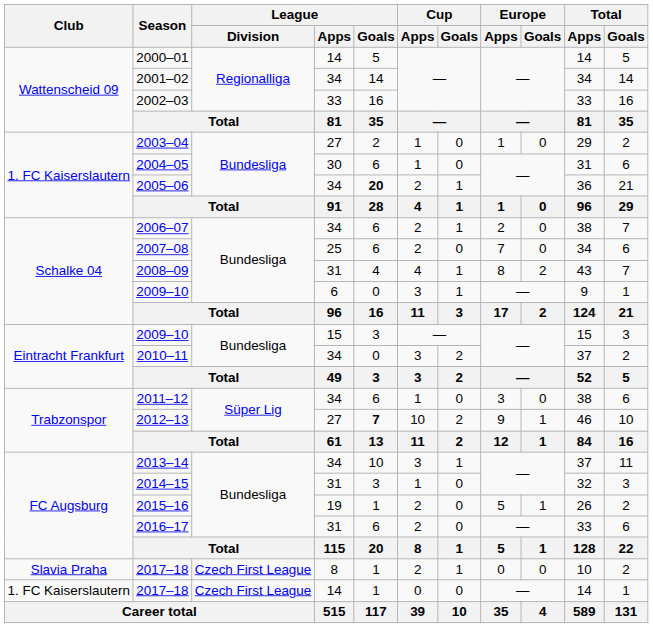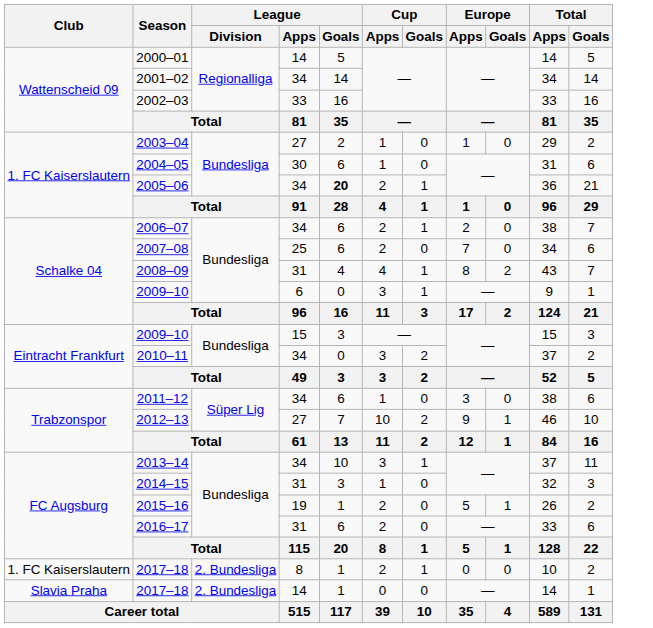(376, 420) bold -> (341, 420) normal
(69, 569) Slavia Praha -> (69, 569) 1. FC Kaiserslautern
(253, 569) Czech First League -> (235, 569) 2. Bundesliga
(69, 590) 1. FC Kaiserslautern -> (69, 590) Slavia Praha
(253, 590) Czech First League -> (235, 590) 2. Bundesliga
